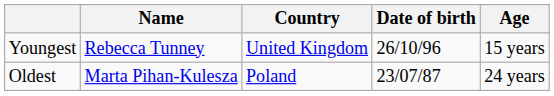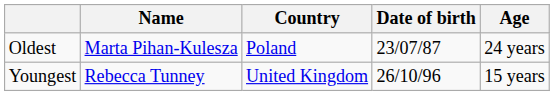rows swapped: (42, 47) <-> (32, 76)
